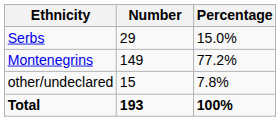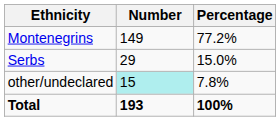rows swapped: (50, 60) <-> (26, 37)
(128, 82) no background -> (128, 82) paleturquoise background
